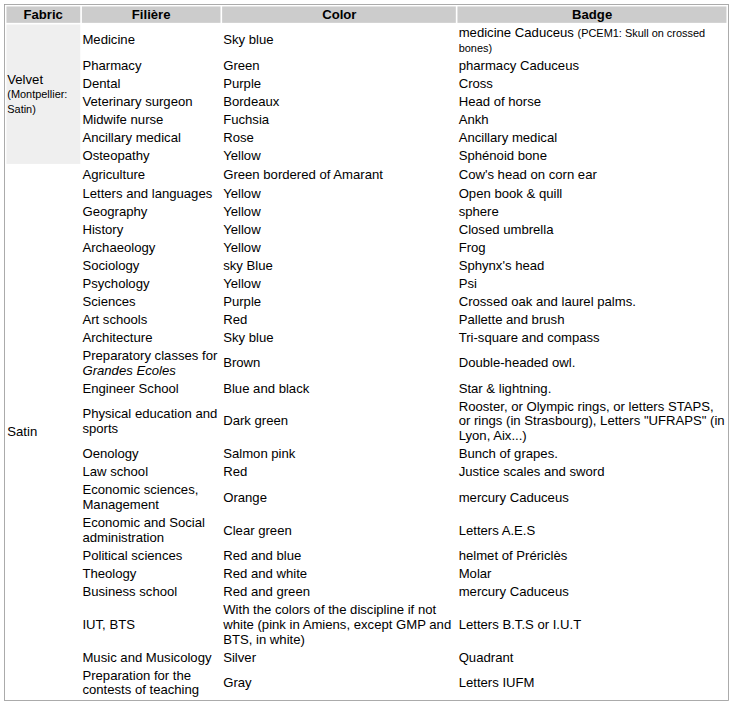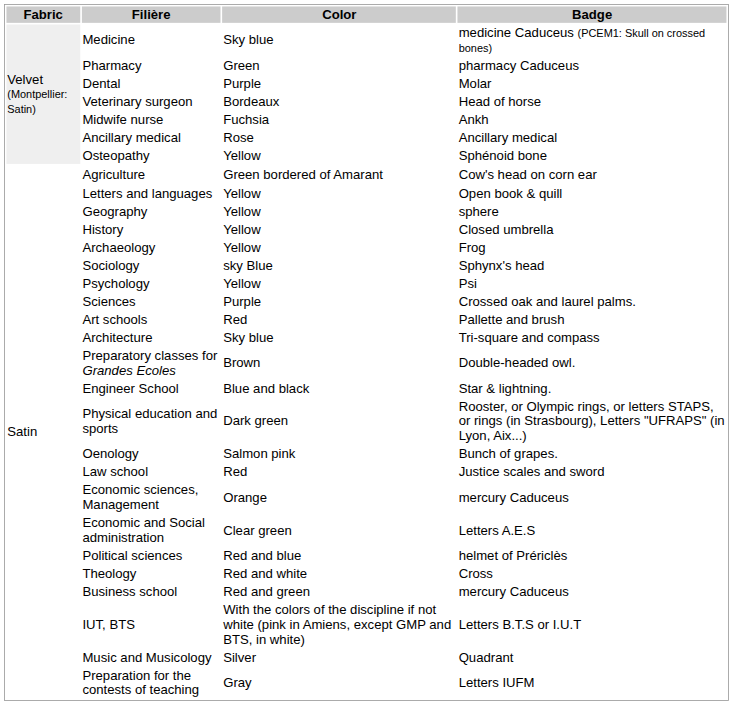(476, 83) Cross -> (475, 83) Molar
(475, 573) Molar -> (476, 573) Cross
